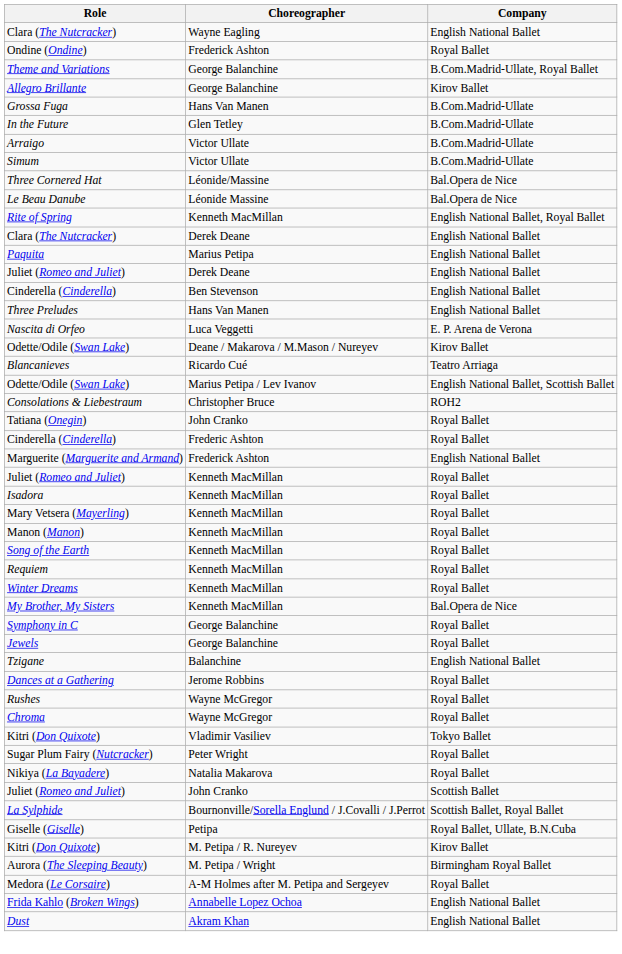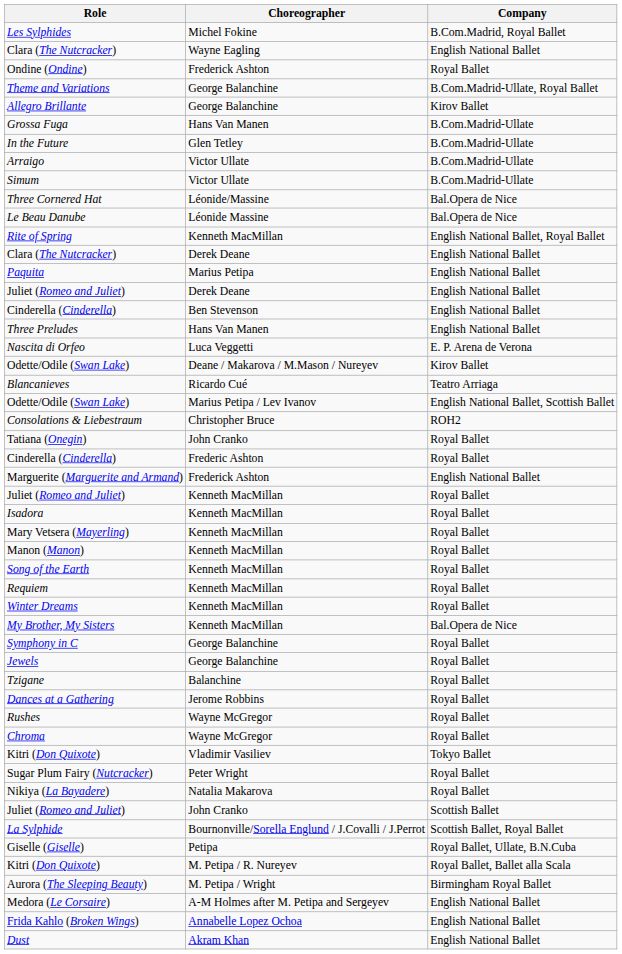+ row: (39, 32)
(485, 662) English National Ballet -> (460, 680) Royal Ballet
(459, 847) Kirov Ballet -> (500, 865) Royal Ballet, Ballet alla Scala
(460, 884) Royal Ballet -> (485, 902) English National Ballet
